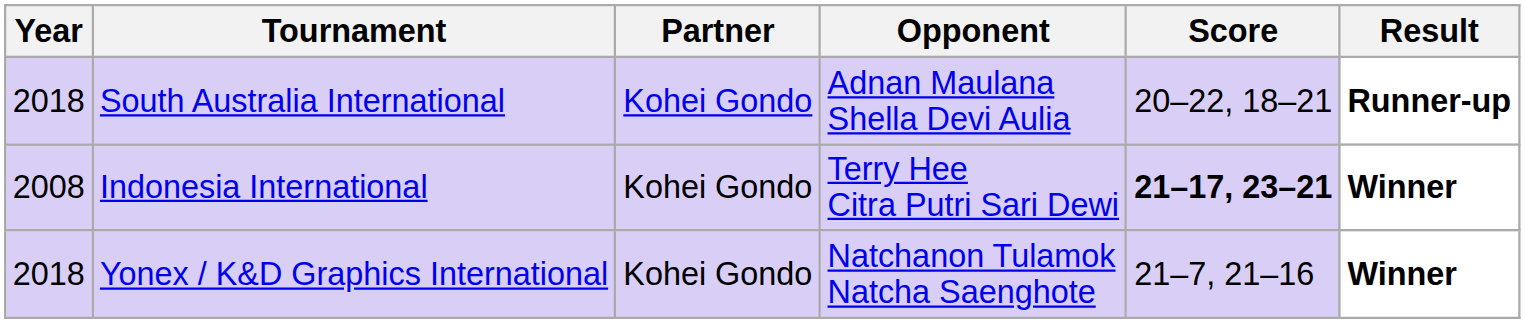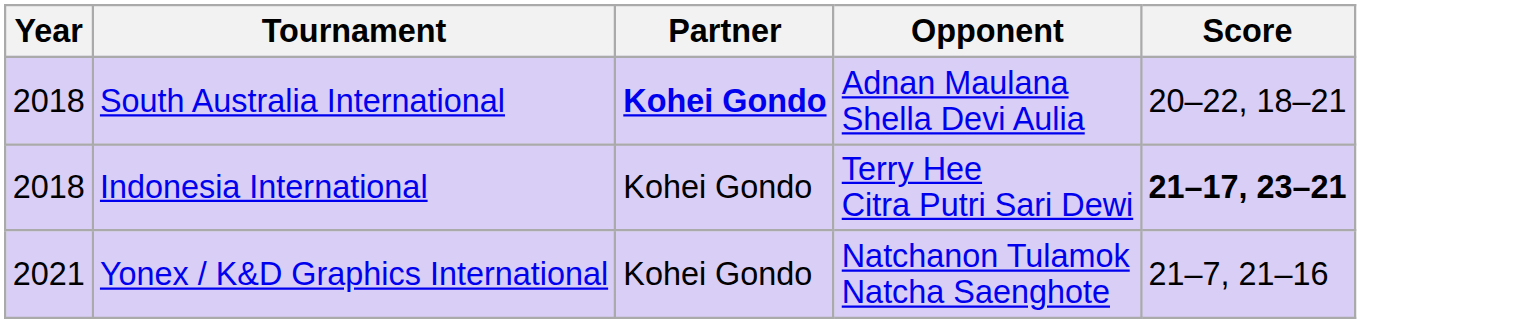- column: (1429, 31)
(718, 100) normal -> (725, 100) bold
(49, 187) 2008 -> (49, 187) 2018
(49, 275) 2018 -> (49, 275) 2021
